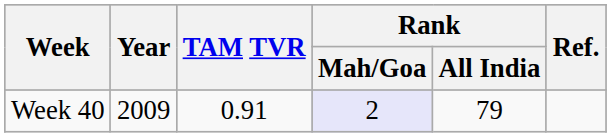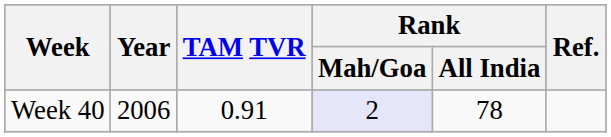(144, 110) 2009 -> (144, 110) 2006
(489, 110) 79 -> (489, 110) 78
